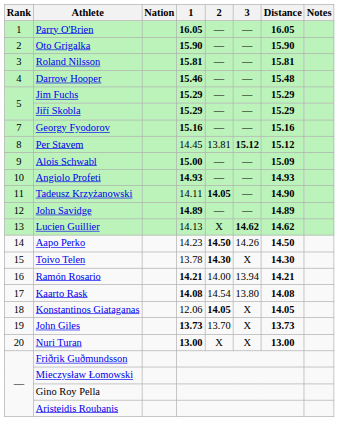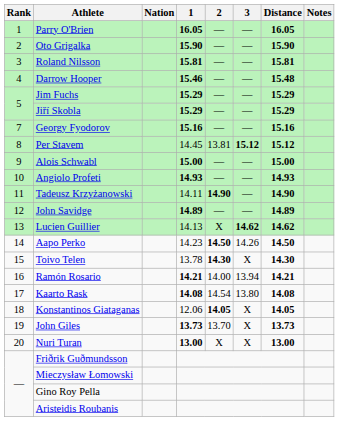(283, 161) 15.09 -> (283, 161) 15.00
(219, 194) 14.05 -> (219, 194) 14.90
